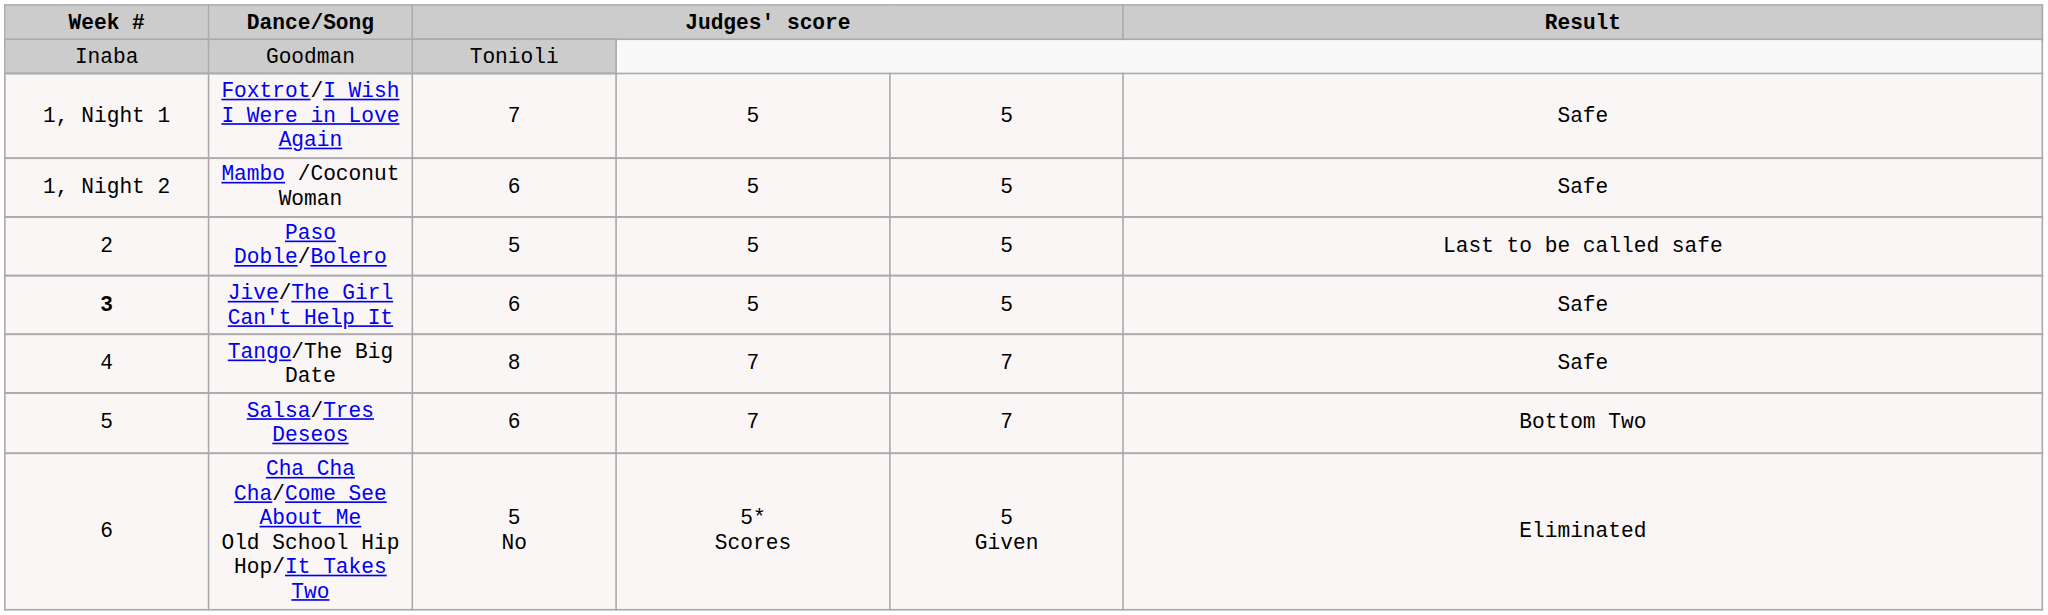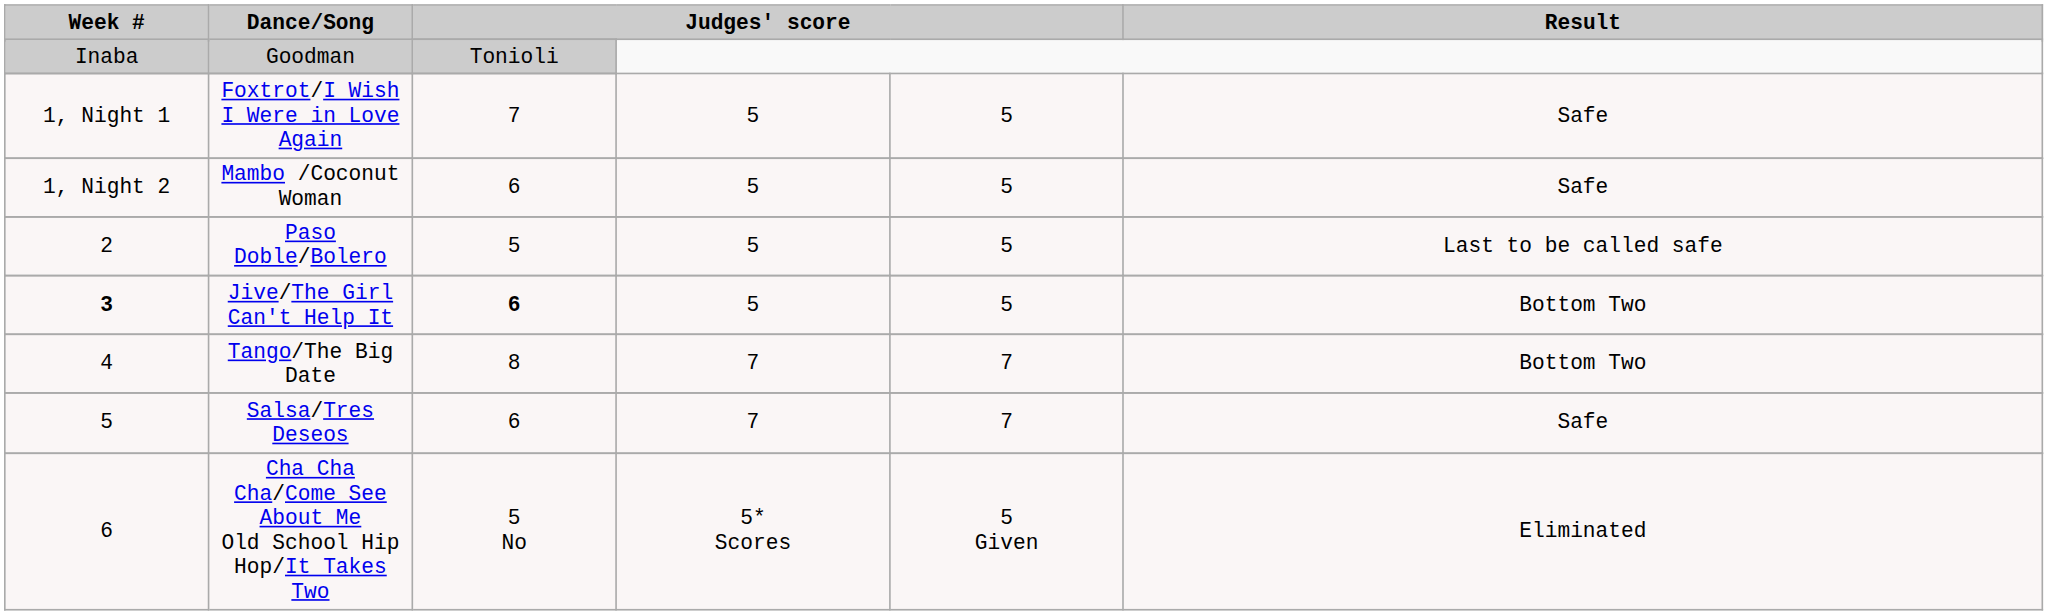(514, 305) normal -> (514, 305) bold
(1583, 305) Safe -> (1583, 305) Bottom Two
(1583, 364) Safe -> (1583, 364) Bottom Two
(1583, 423) Bottom Two -> (1583, 423) Safe
